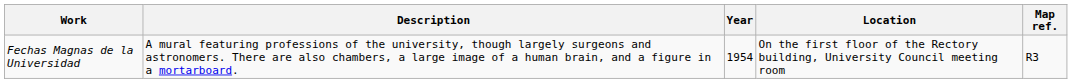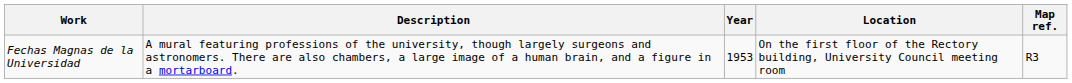(740, 57) 1954 -> (740, 57) 1953
